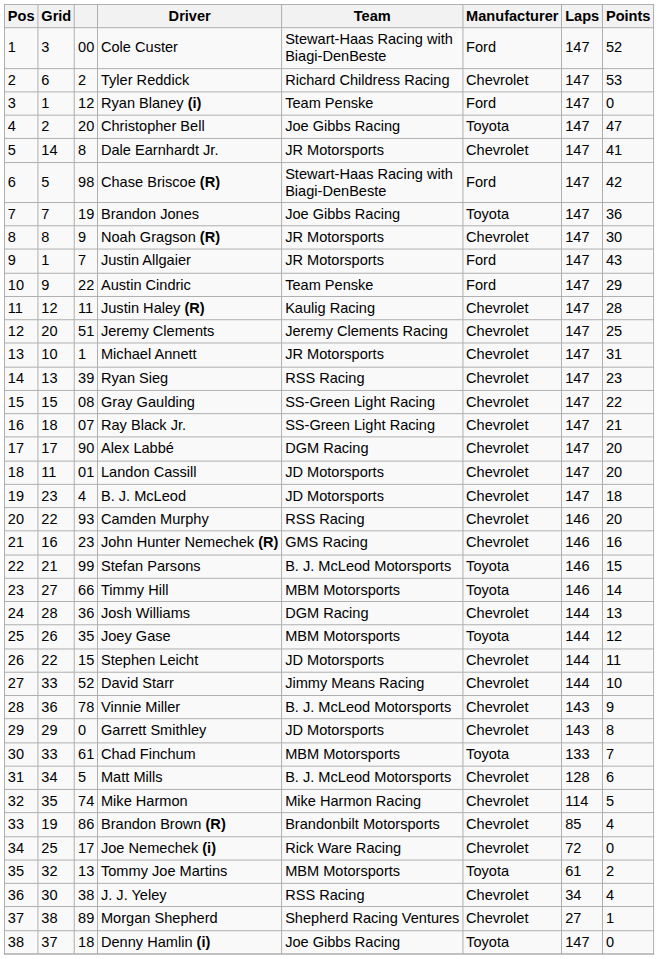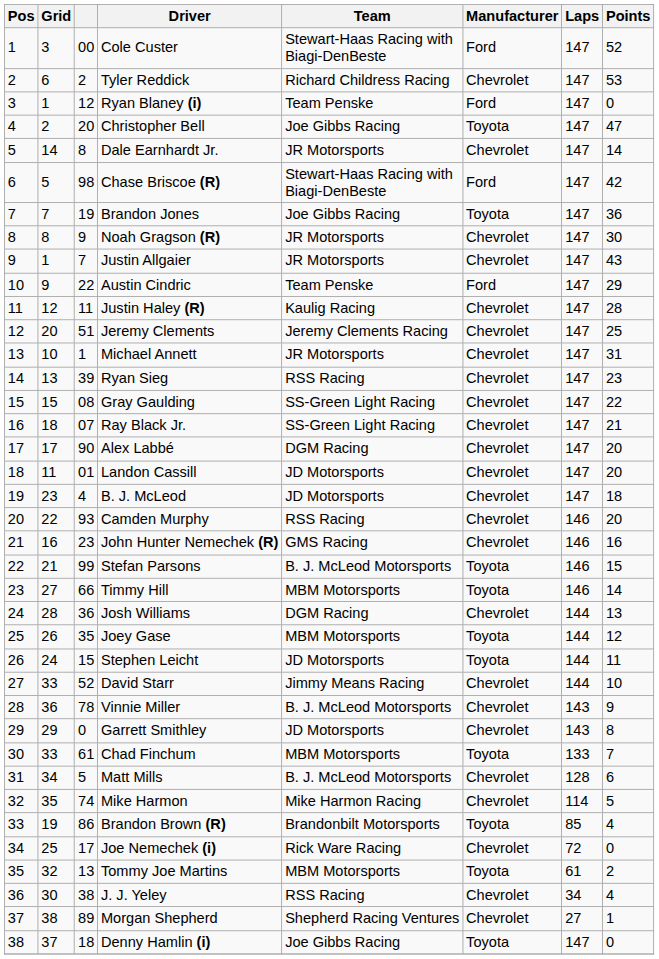(614, 150) 41 -> (614, 150) 14
(481, 260) Ford -> (497, 260) Chevrolet
(49, 659) 22 -> (49, 659) 24
(497, 659) Chevrolet -> (488, 659) Toyota
(497, 824) Chevrolet -> (488, 824) Toyota
